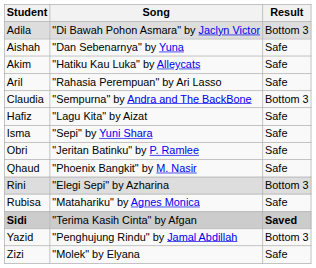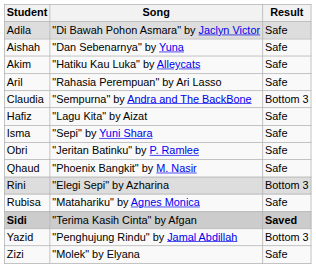(287, 30) Bottom 3 -> (276, 30) Safe
